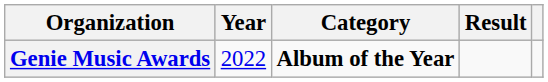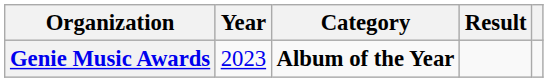(243, 58) 2022 -> (243, 58) 2023
